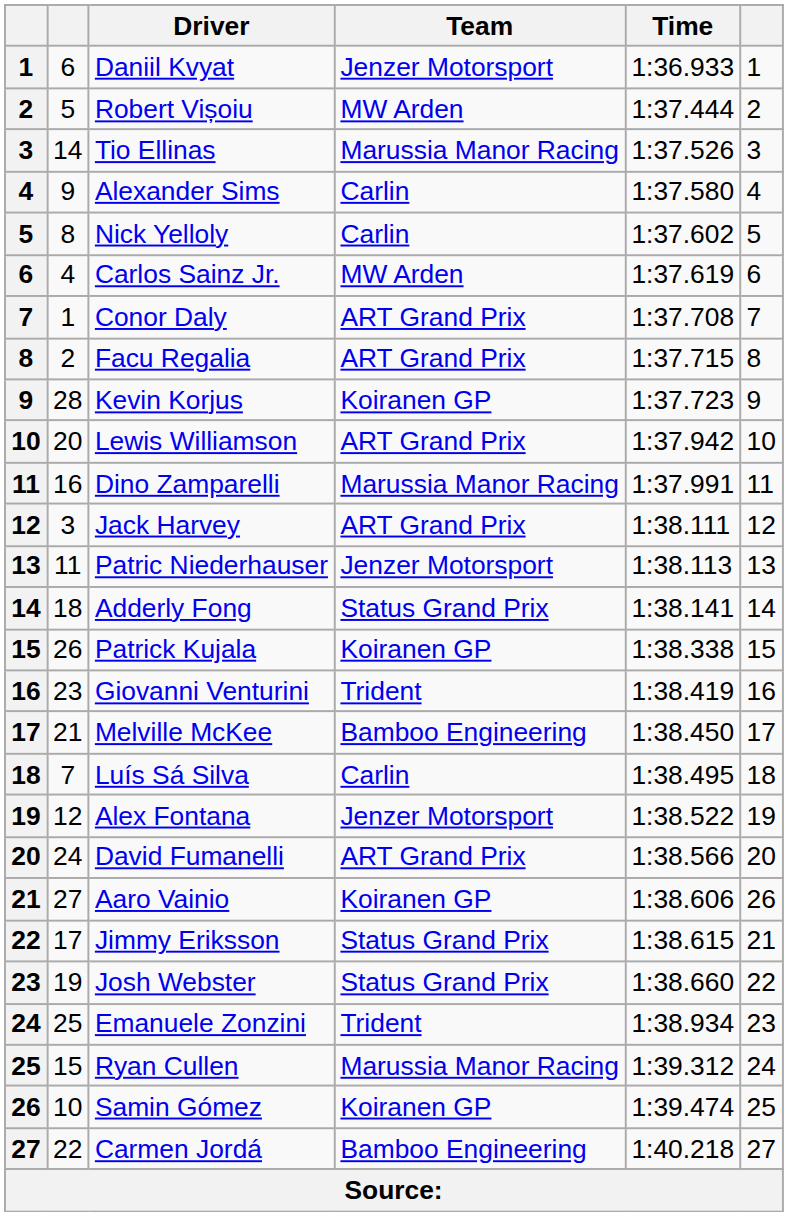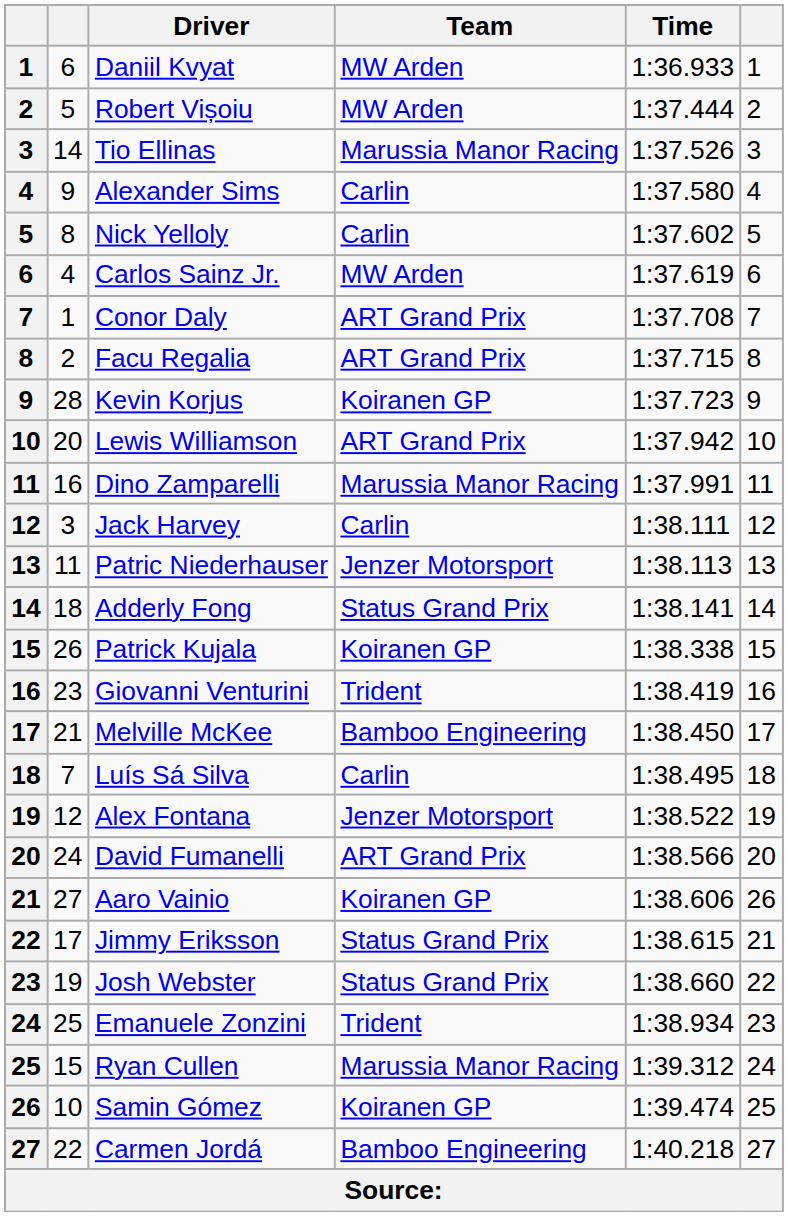(447, 67) Jenzer Motorsport -> (402, 67) MW Arden
(433, 524) ART Grand Prix -> (375, 524) Carlin
